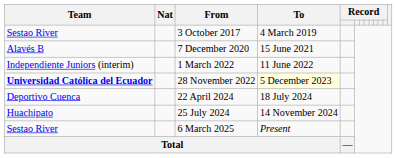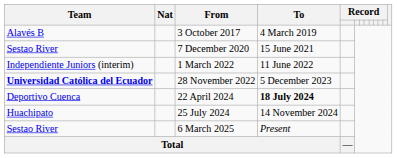(32, 33) Sestao River -> (25, 33) Alavés B
(25, 49) Alavés B -> (32, 49) Sestao River
(296, 81) lightyellow background -> (296, 81) no background
(286, 97) normal -> (287, 97) bold
